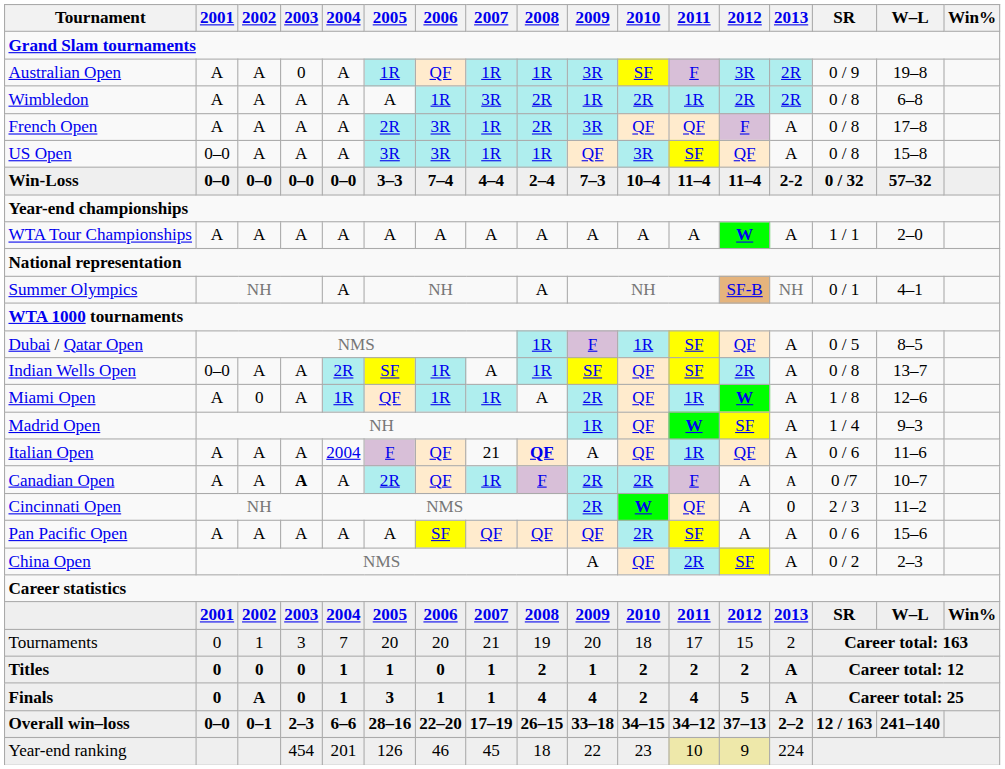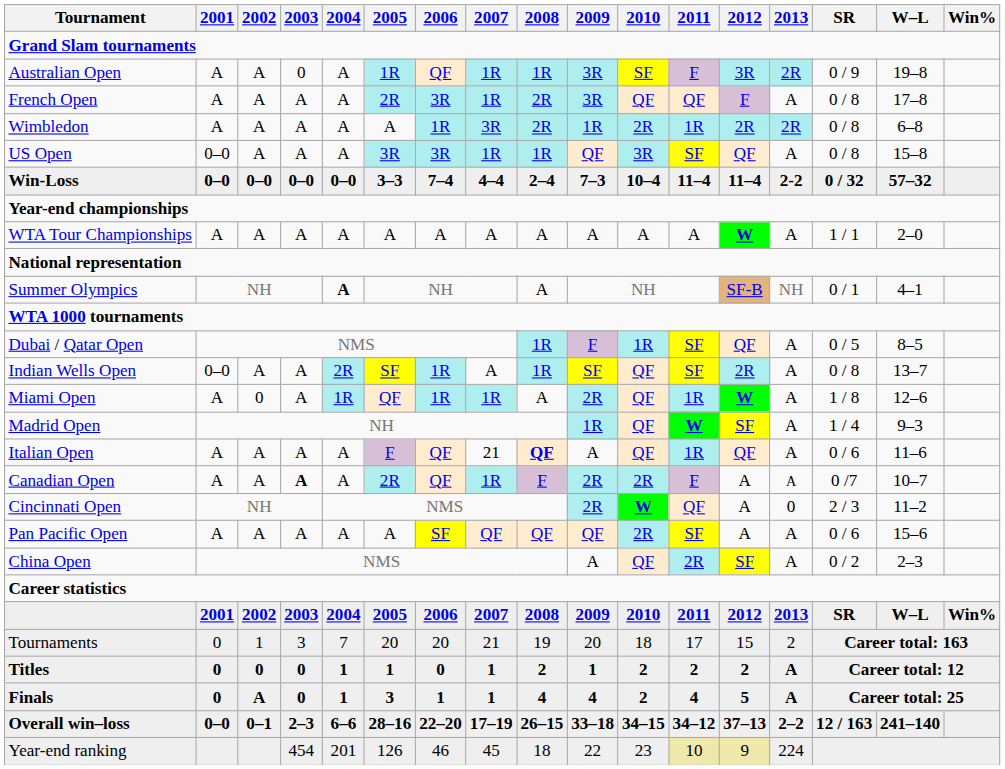rows swapped: (53, 126) <-> (49, 99)
(343, 289) normal -> (343, 289) bold
(343, 452) 2004 -> (343, 452) A
